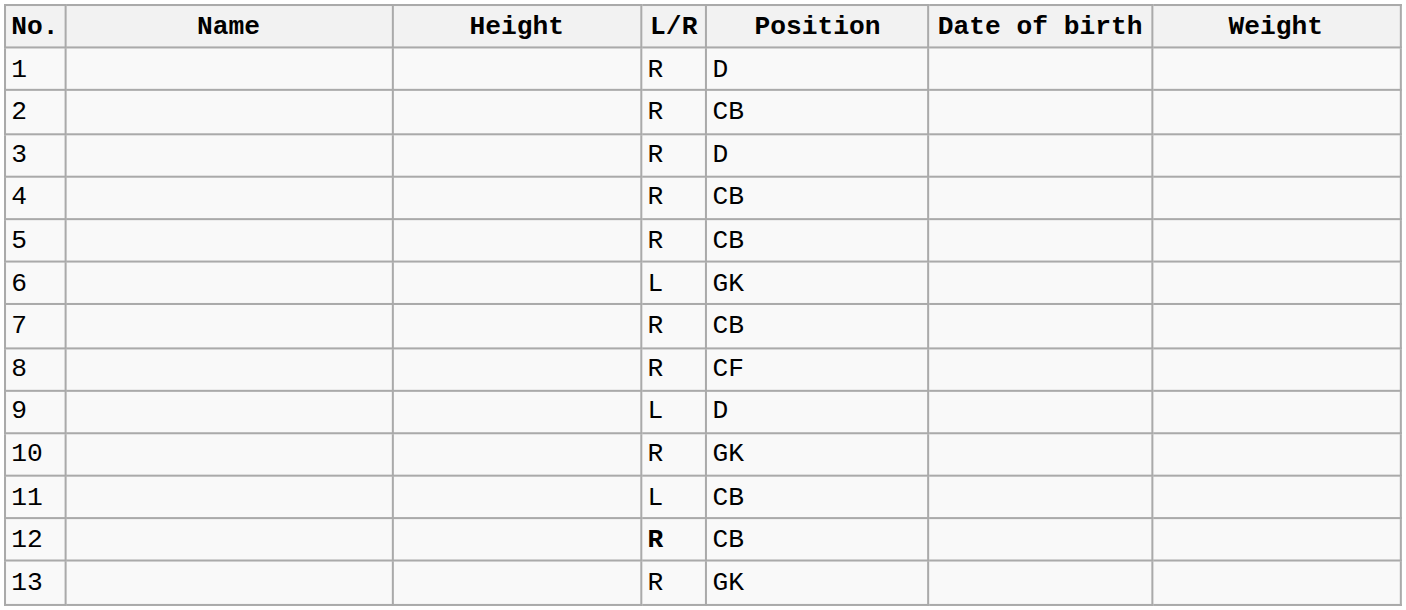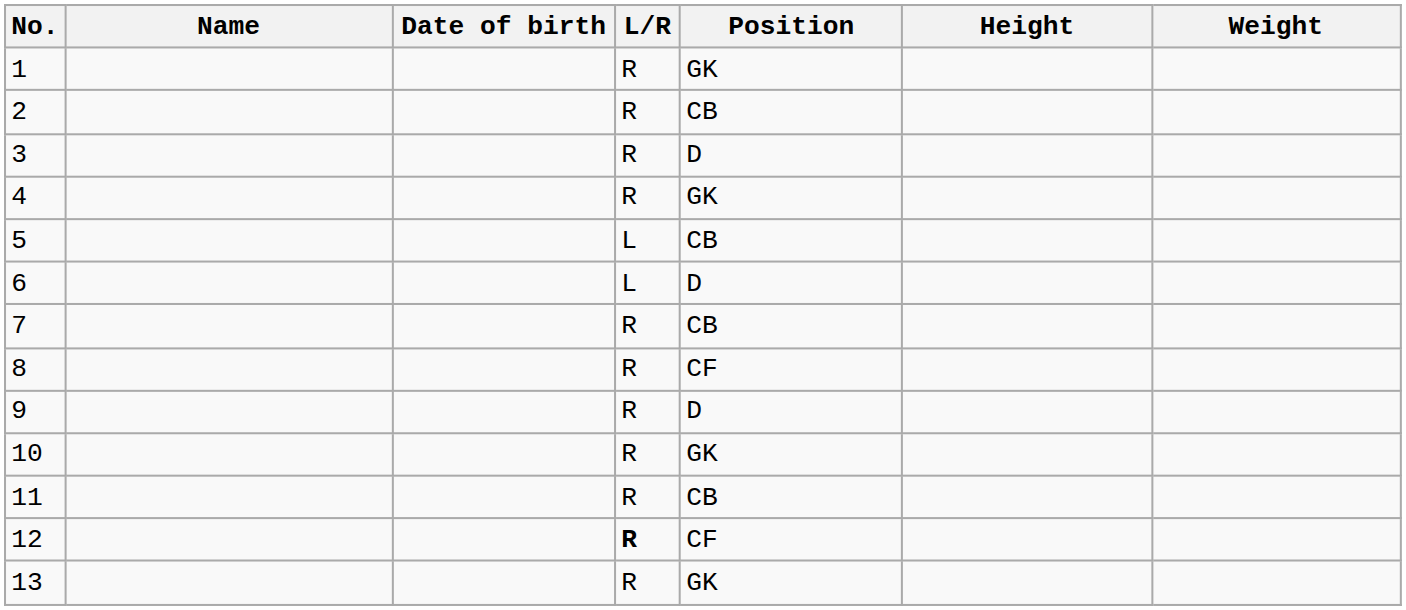columns swapped: (1040, 26) <-> (517, 26)
(720, 69) D -> (702, 69) GK
(728, 198) CB -> (702, 198) GK
(655, 240) R -> (629, 240) L
(728, 283) GK -> (694, 283) D
(655, 412) L -> (629, 412) R
(655, 497) L -> (629, 497) R
(728, 540) CB -> (702, 540) CF
